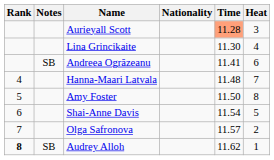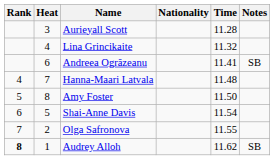columns swapped: (256, 12) <-> (49, 12)
(229, 29) lightsalmon background -> (225, 29) no background
(229, 46) 11.30 -> (225, 46) 11.32
(229, 130) 11.57 -> (225, 130) 11.55
